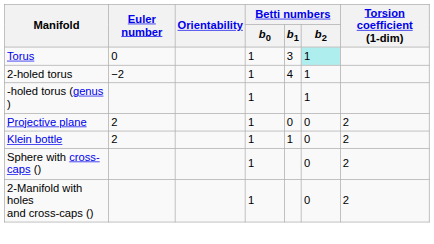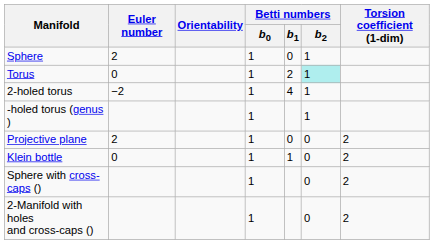+ row: (25, 56)
(290, 56) 3 -> (290, 74) 2
(114, 139) 2 -> (114, 157) 0
